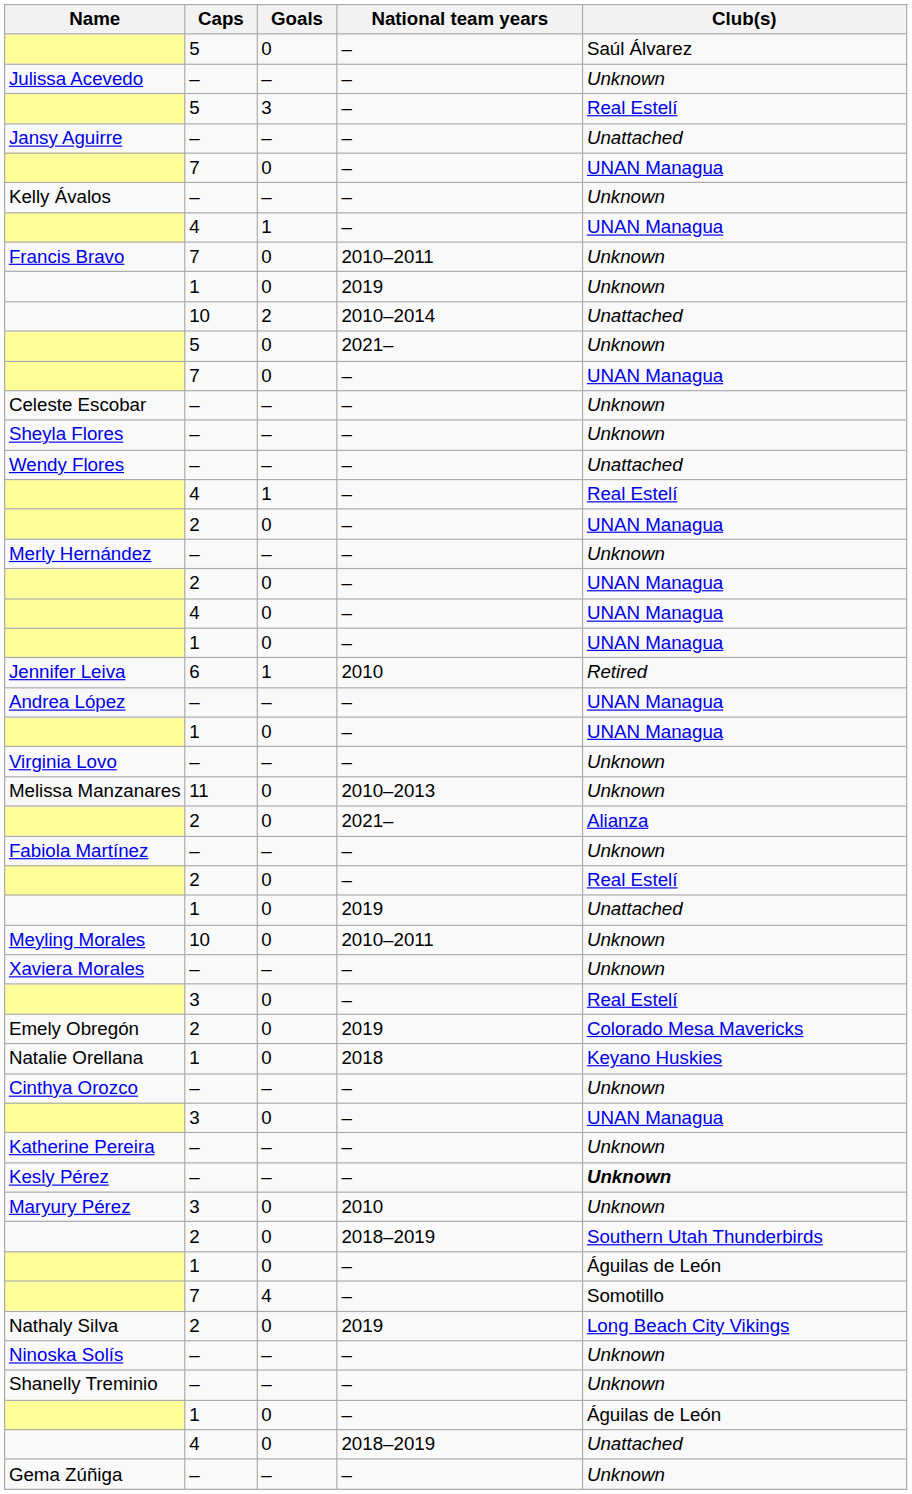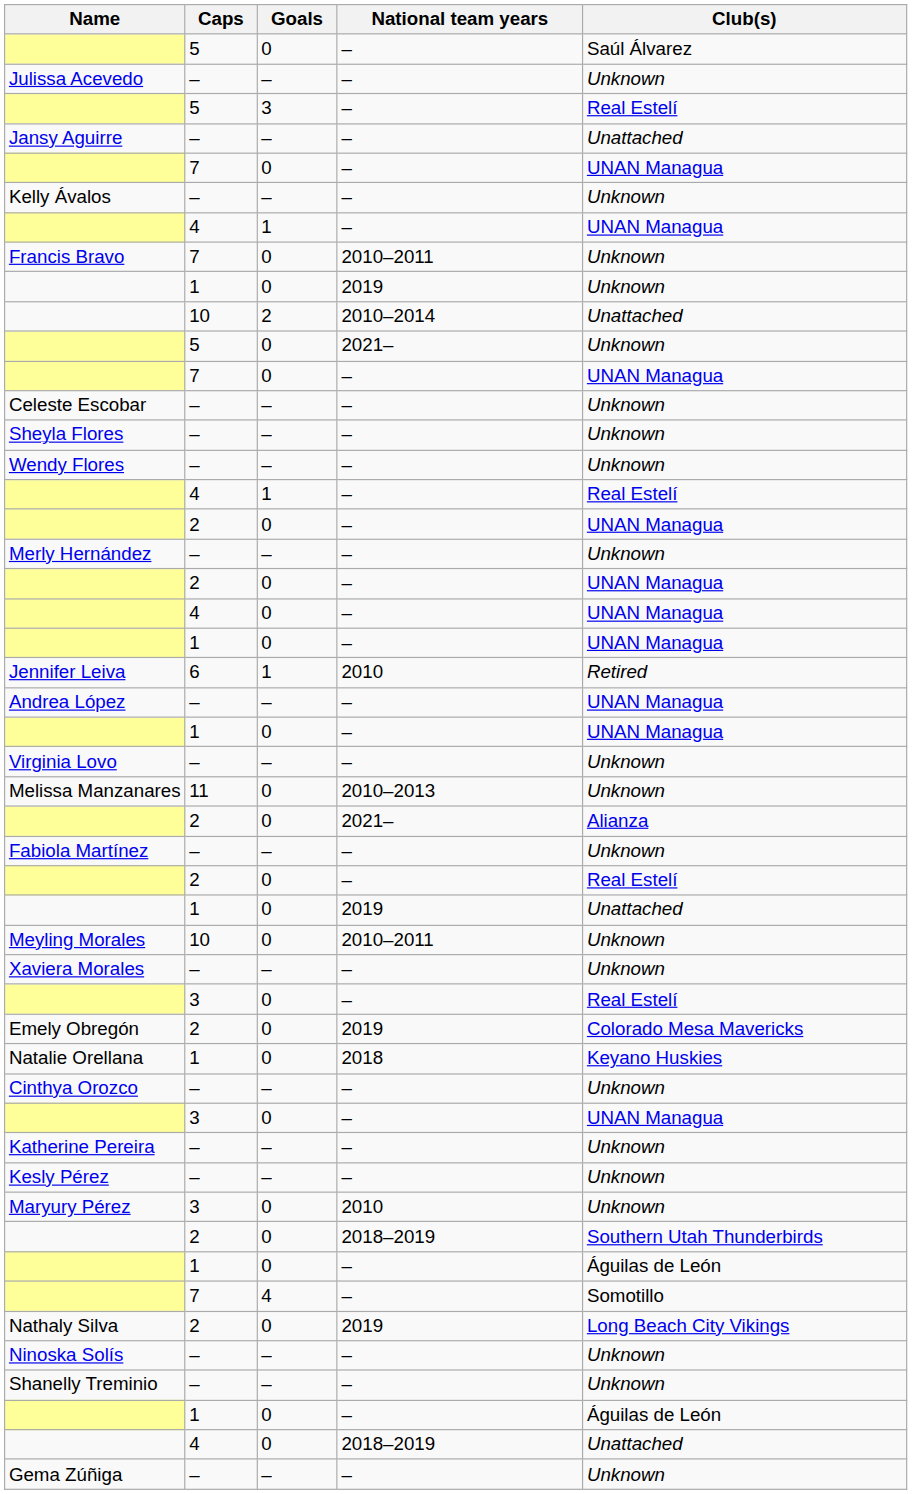(635, 464) Unattached -> (626, 464) Unknown
(629, 1177) bold -> (626, 1177) normal
